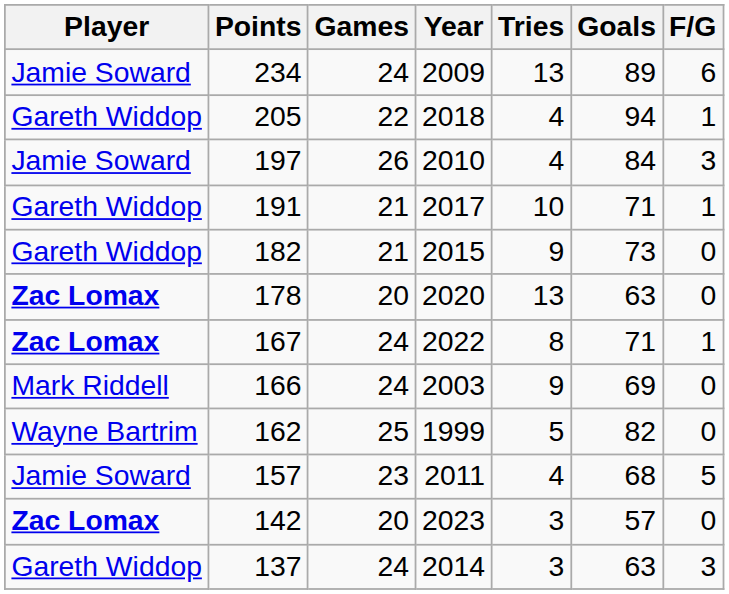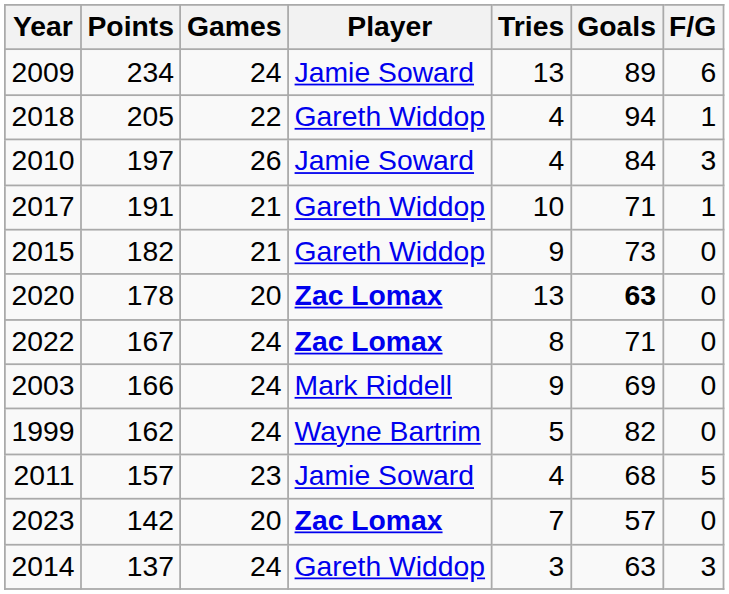columns swapped: (107, 26) <-> (454, 26)
(640, 296) normal -> (640, 296) bold
(708, 341) 1 -> (708, 341) 0
(393, 431) 25 -> (266, 431) 24
(556, 521) 3 -> (556, 521) 7
